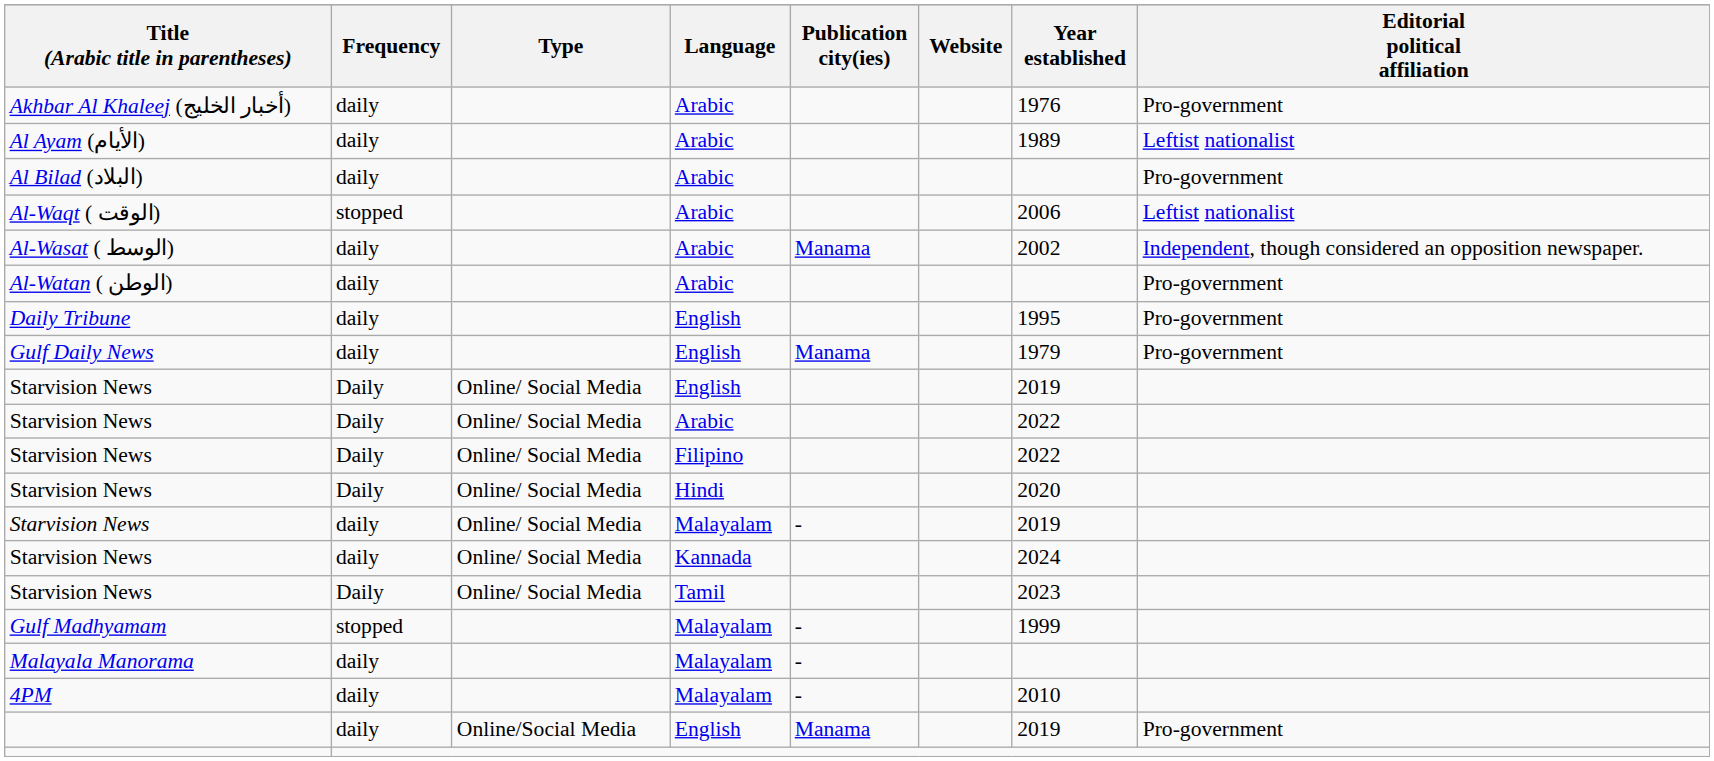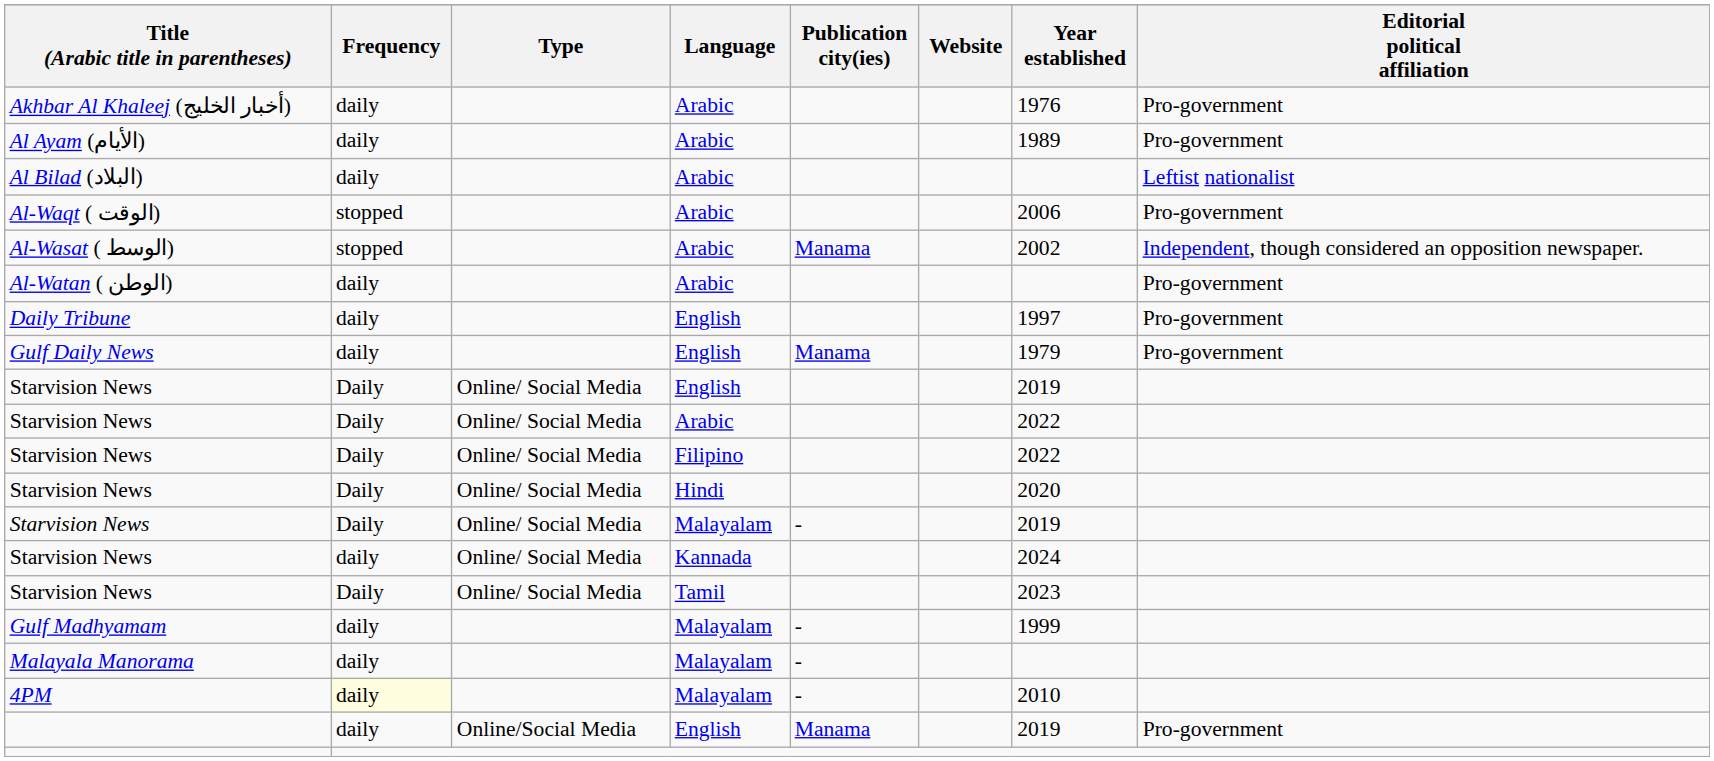(1219, 140) Leftist nationalist -> (1213, 140) Pro-government
(1213, 176) Pro-government -> (1219, 176) Leftist nationalist
(1219, 211) Leftist nationalist -> (1213, 211) Pro-government
(358, 247) daily -> (370, 247) stopped
(1039, 318) 1995 -> (1039, 318) 1997
(358, 523) daily -> (360, 523) Daily
(370, 626) stopped -> (358, 626) daily
(358, 694) no background -> (358, 694) lightyellow background
